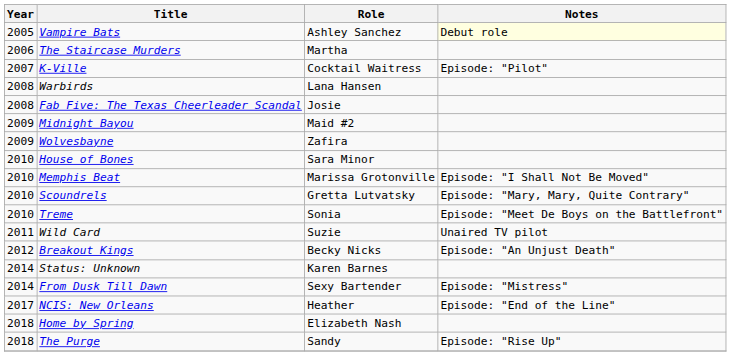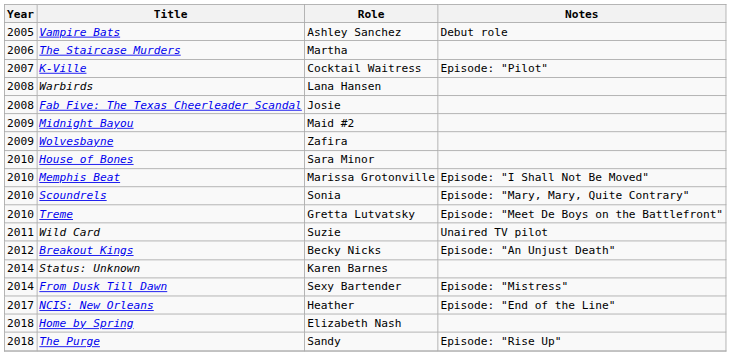(474, 32) lightyellow background -> (474, 32) no background
(361, 196) Gretta Lutvatsky -> (324, 196) Sonia
(324, 214) Sonia -> (361, 214) Gretta Lutvatsky
